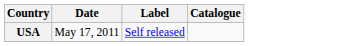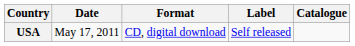+ column: (175, 13)
